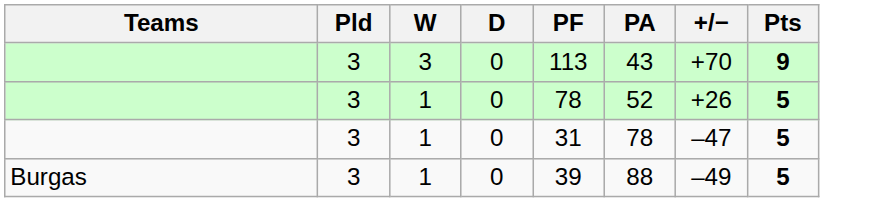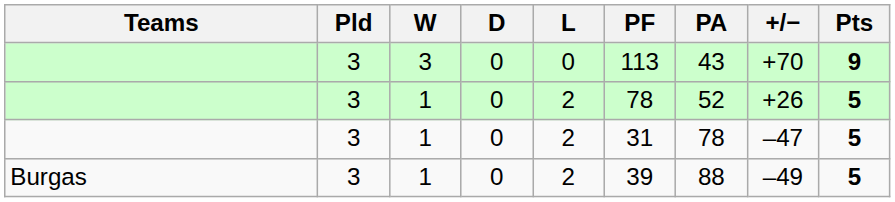+ column: (568, 23)
